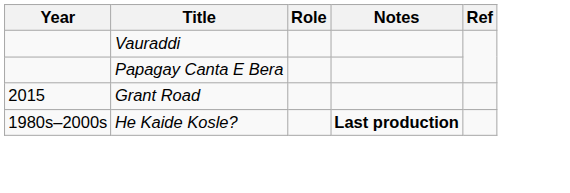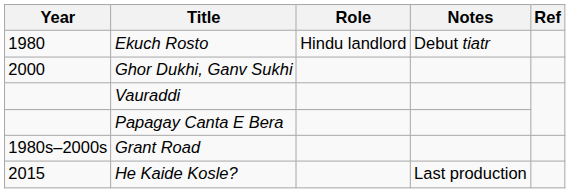+ row: (162, 43)
+ row: (204, 69)
(27, 95) 2015 -> (58, 148) 1980s–2000s
(58, 122) 1980s–2000s -> (27, 174) 2015
(397, 122) bold -> (470, 174) normal
